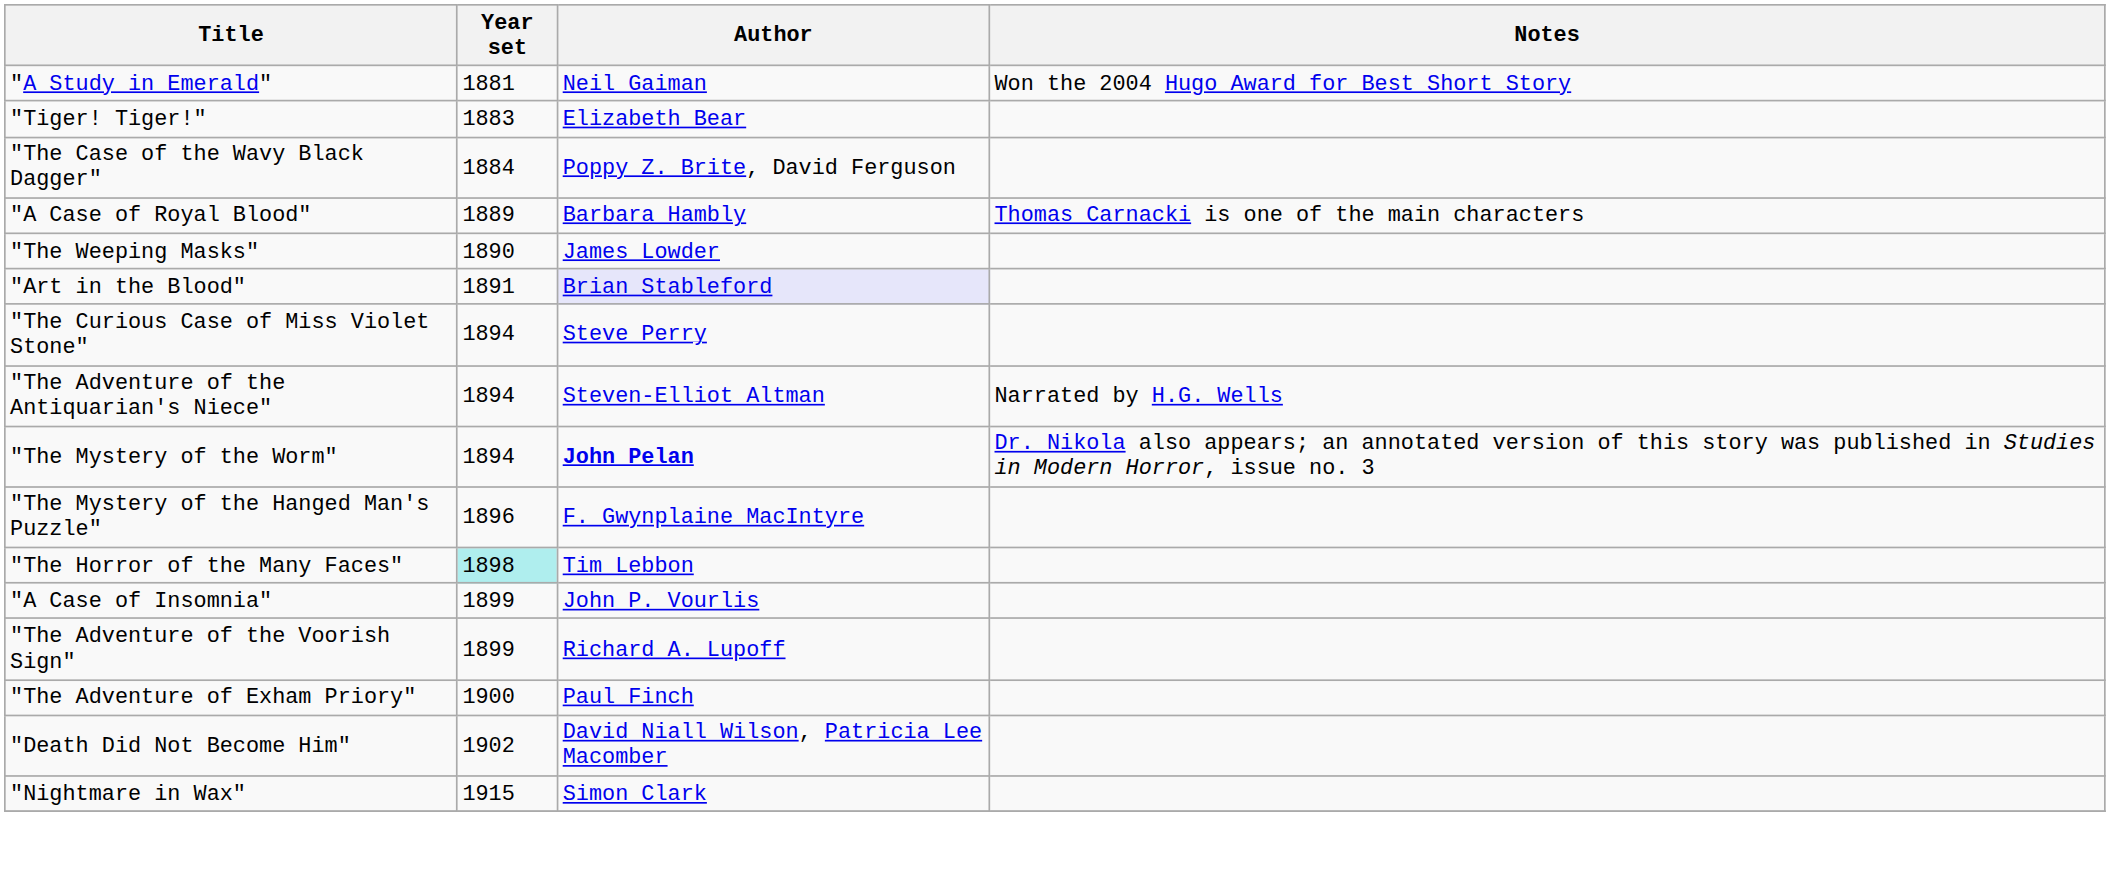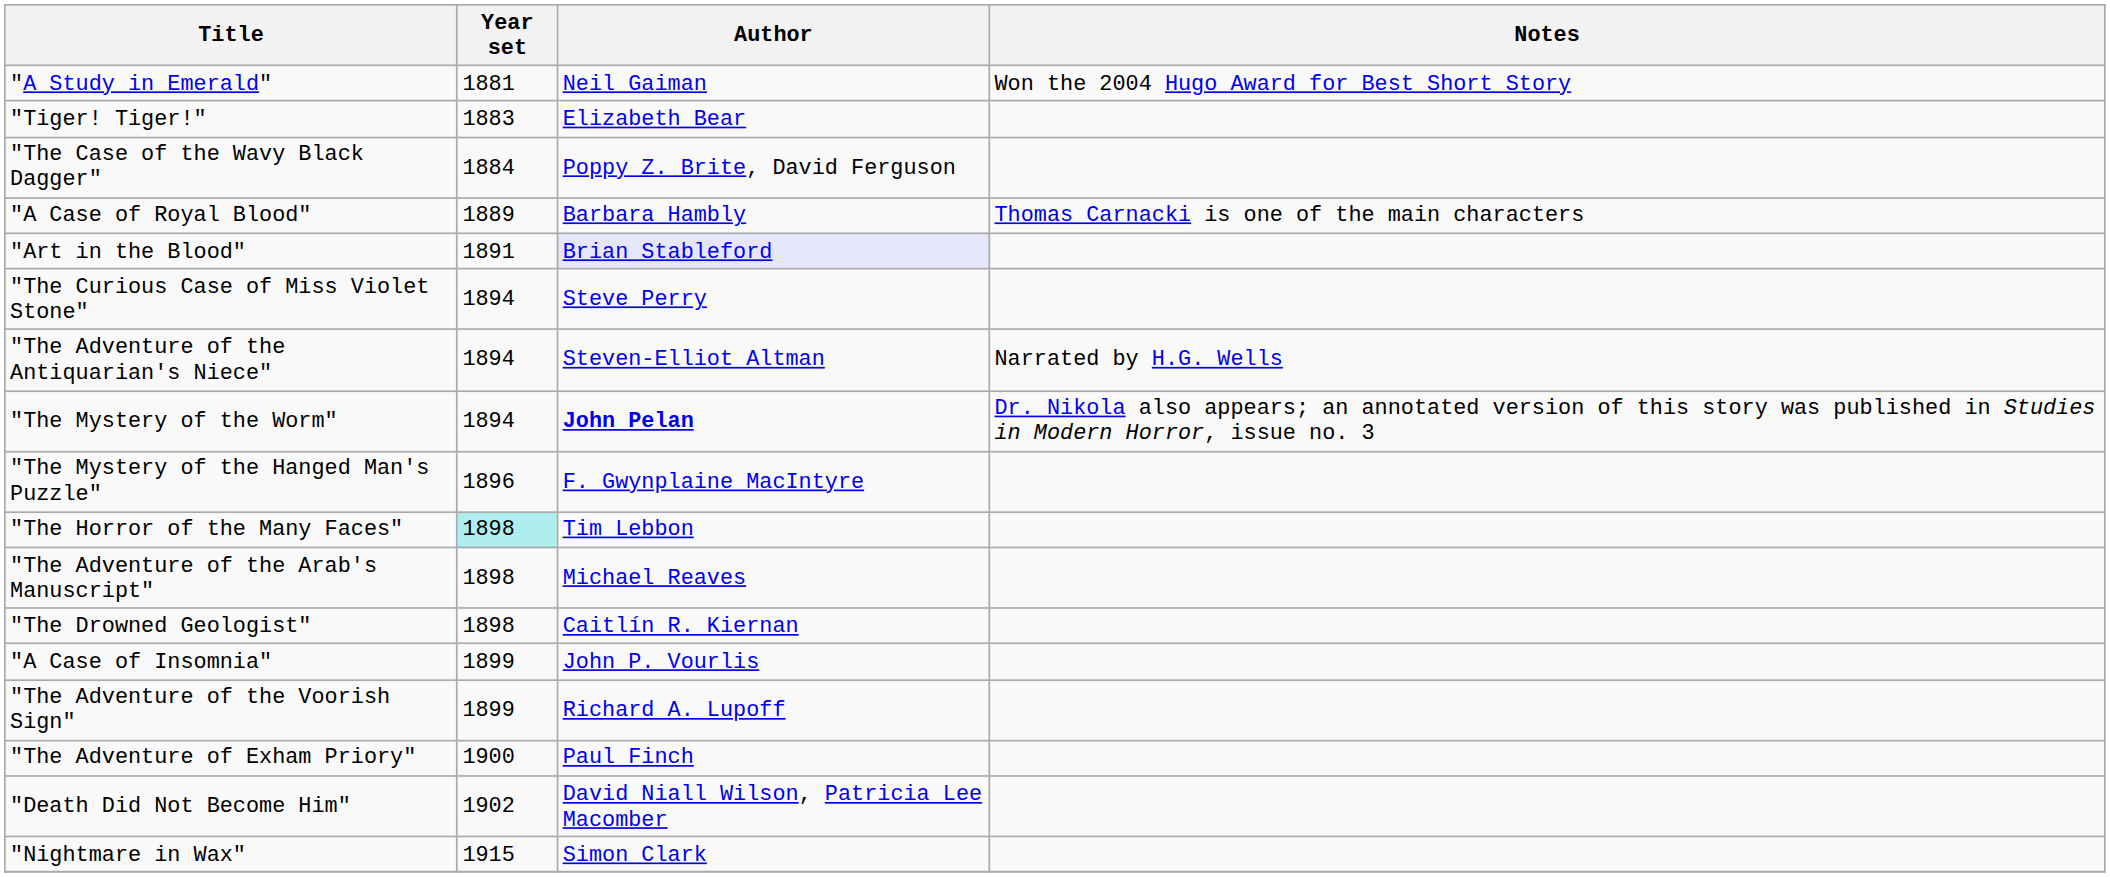- row: (135, 251)
+ row: (194, 578)
+ row: (161, 626)
